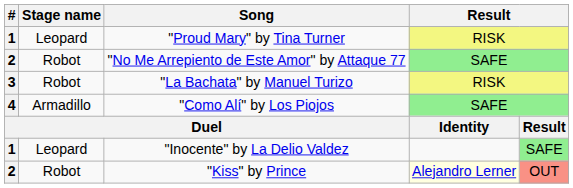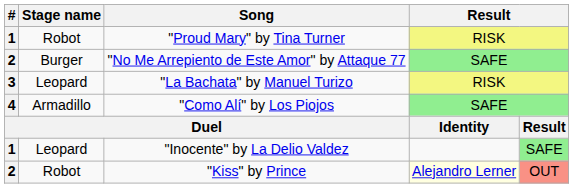(62, 37) Leopard -> (62, 37) Robot
(62, 60) Robot -> (62, 60) Burger
(62, 82) Robot -> (62, 82) Leopard
